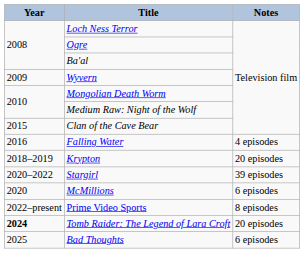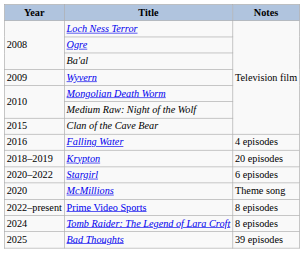(259, 175) 39 episodes -> (256, 175) 6 episodes
(256, 191) 6 episodes -> (260, 191) Theme song
(17, 223) bold -> (17, 223) normal
(259, 223) 20 episodes -> (256, 223) 8 episodes
(256, 239) 6 episodes -> (259, 239) 39 episodes
